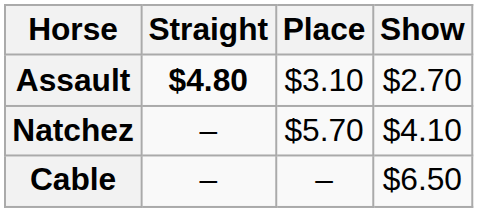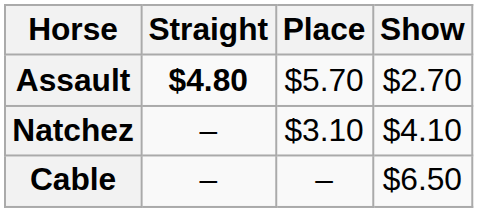(324, 79) $3.10 -> (324, 79) $5.70
(324, 130) $5.70 -> (324, 130) $3.10
